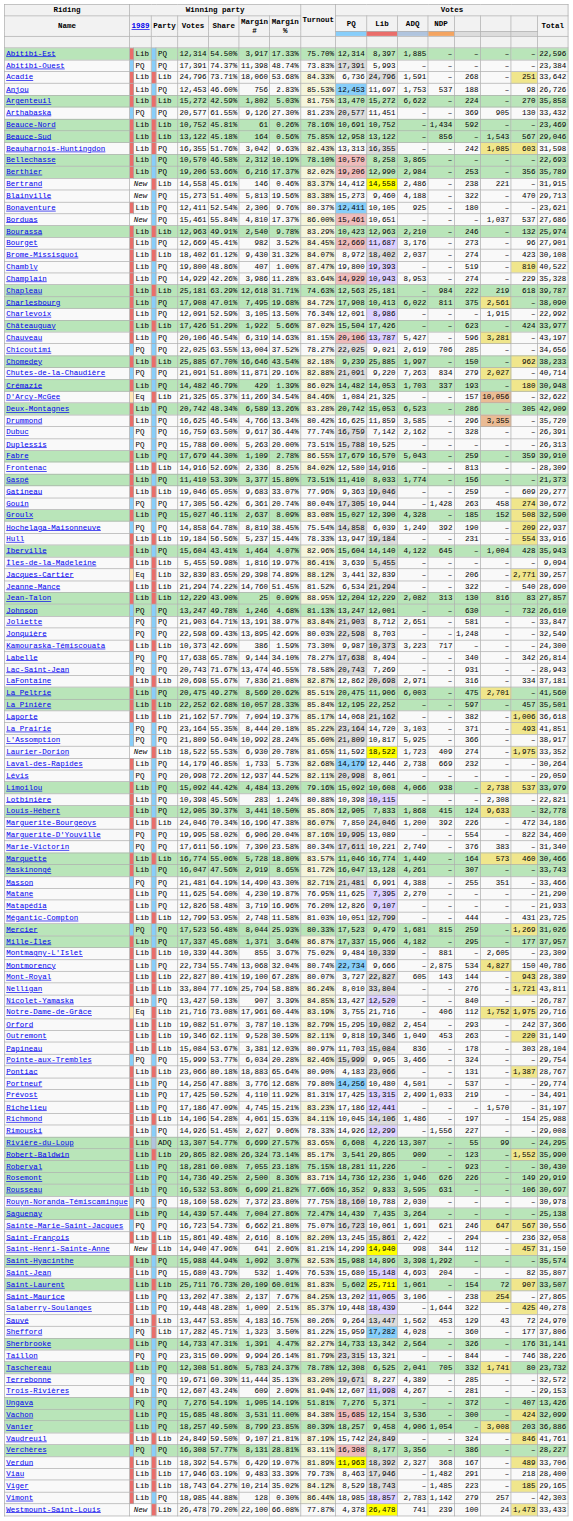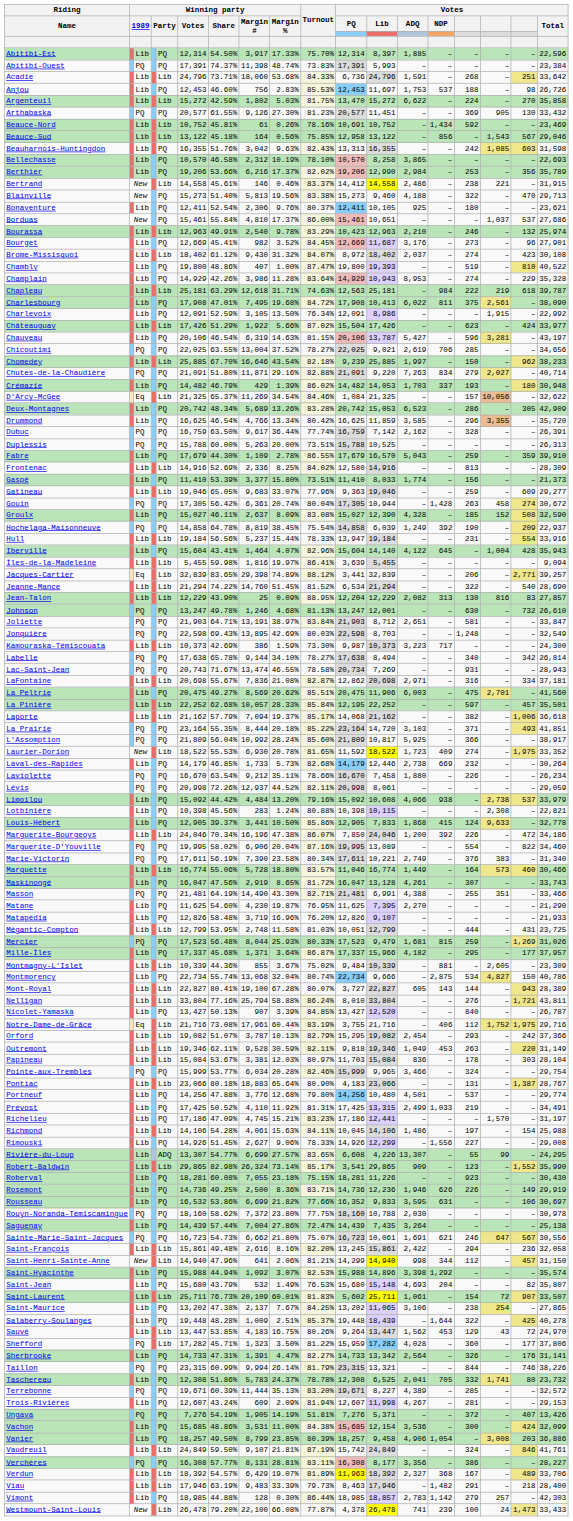(257, 409) 6,589 -> (257, 409) 5,689
(351, 669) 20,743 -> (351, 669) 20,734
+ row: (29, 776)
- row: (17, 1486)
